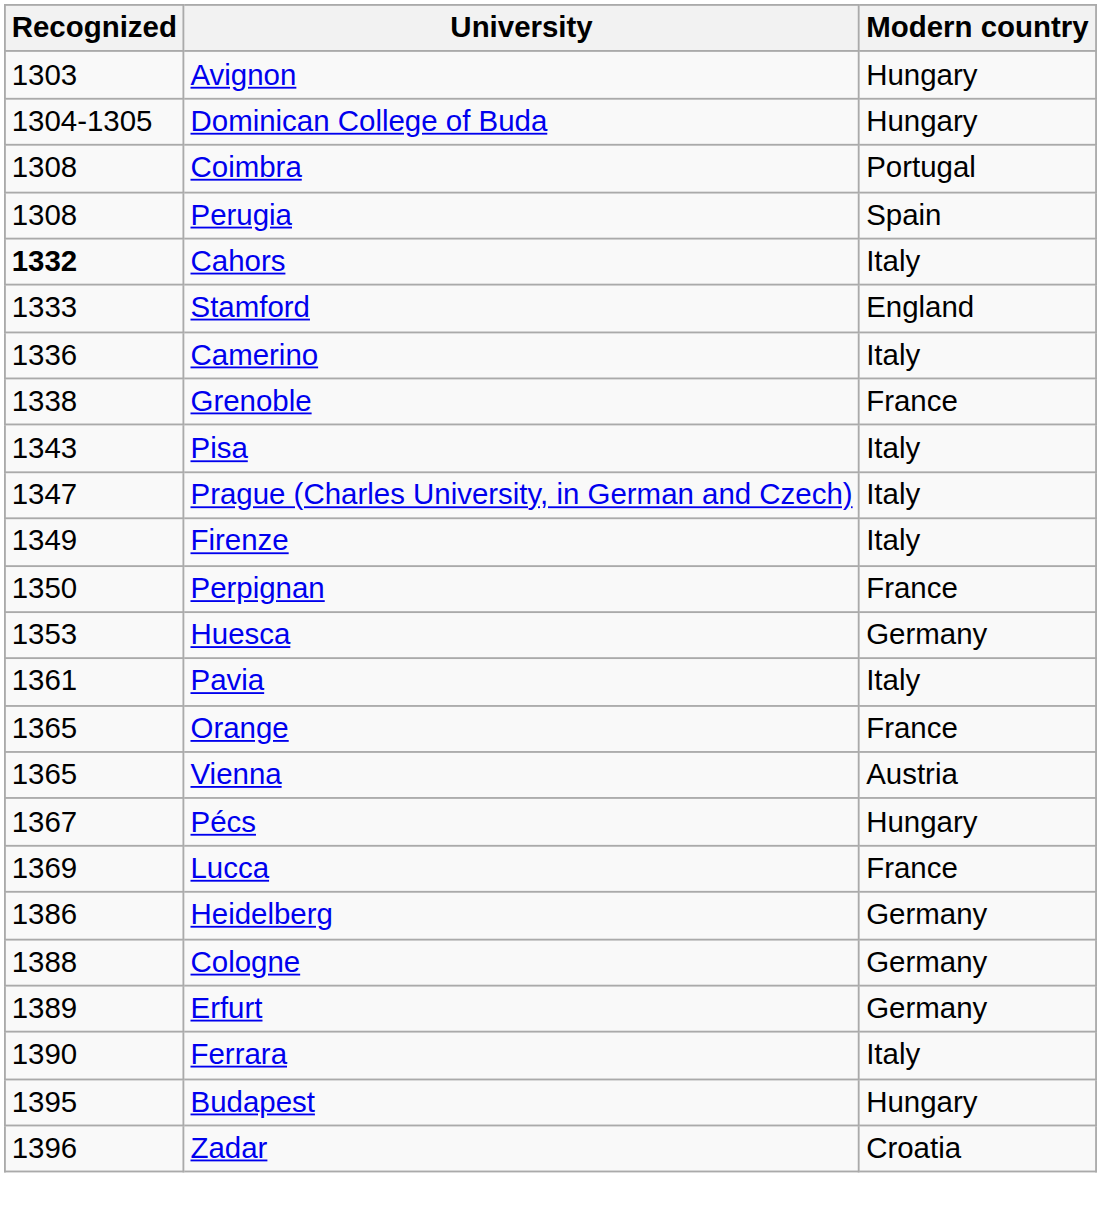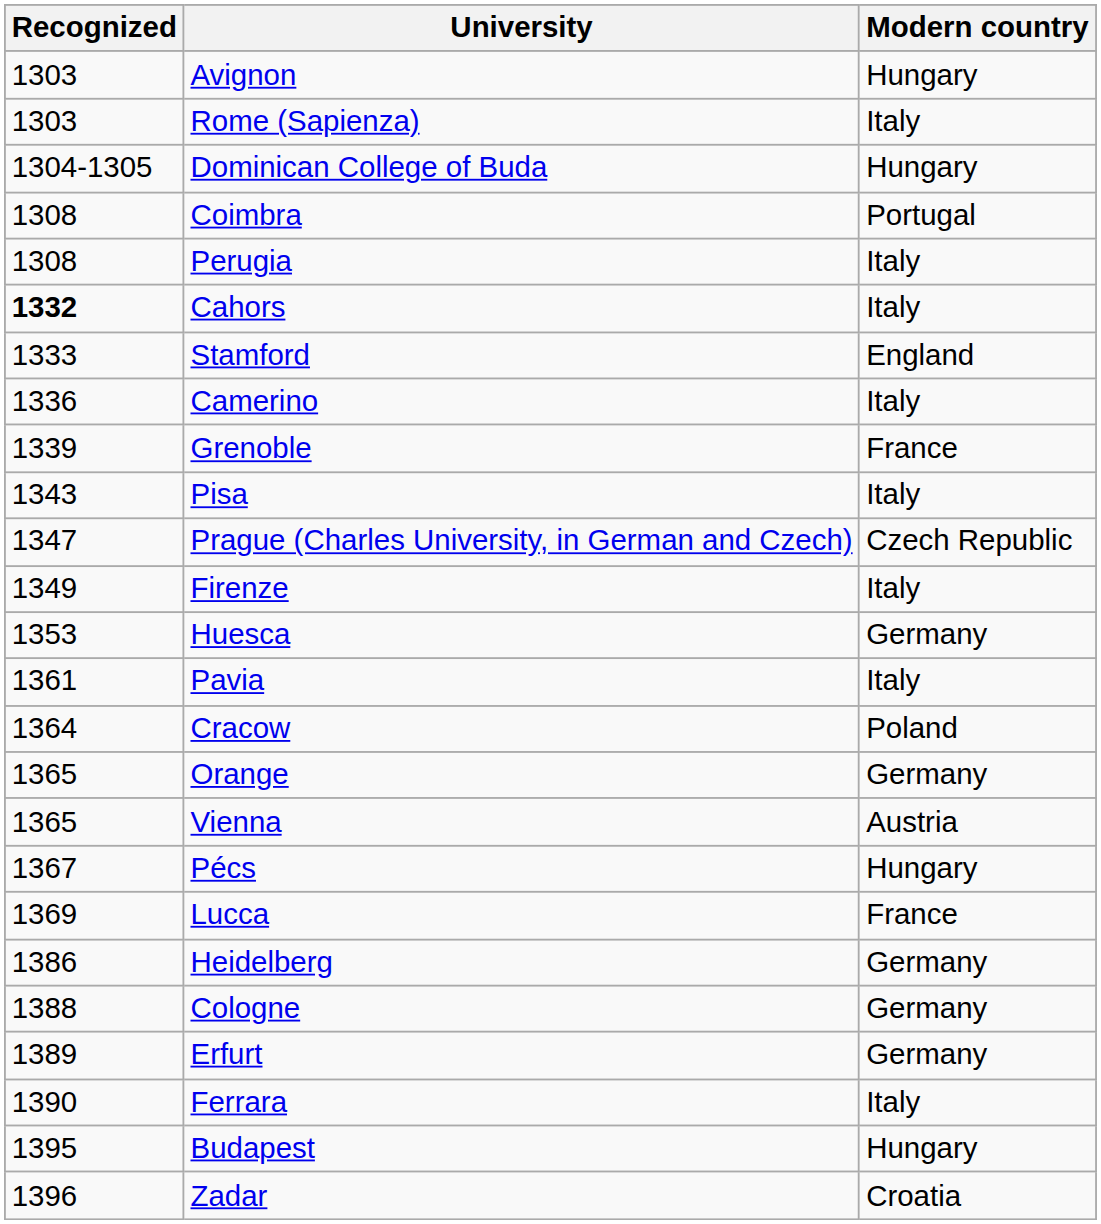+ row: (305, 121)
(904, 214) Spain -> (893, 261) Italy
(44, 401) 1338 -> (44, 448) 1339
(893, 494) Italy -> (969, 541) Czech Republic
- row: (258, 588)
+ row: (240, 728)
(912, 728) France -> (927, 774) Germany
